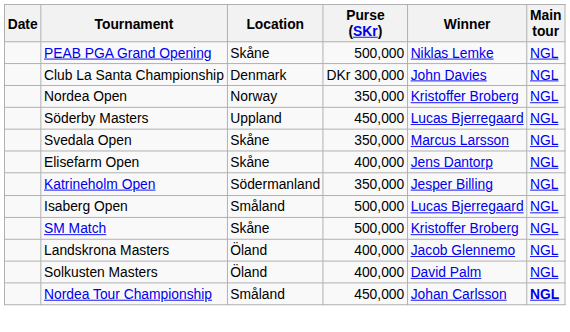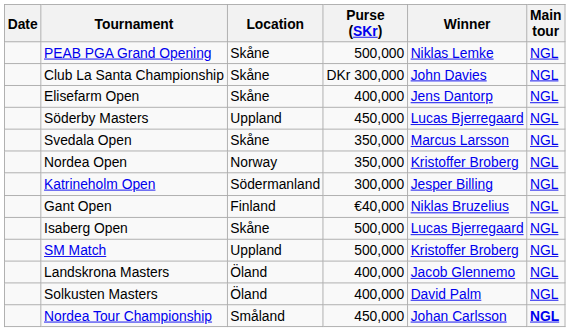(258, 75) Denmark -> (250, 75) Skåne
rows swapped: (92, 162) <-> (86, 97)
(379, 184) 350,000 -> (379, 184) 300,000
+ row: (78, 206)
(258, 206) Småland -> (250, 228) Skåne
(250, 228) Skåne -> (256, 250) Uppland
